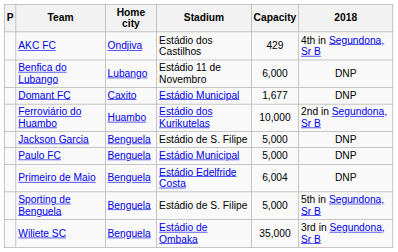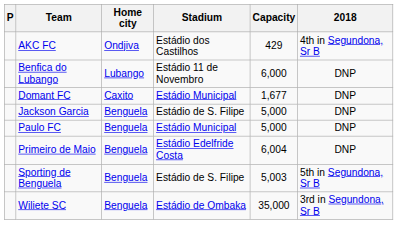- row: (50, 117)
(275, 205) 5,000 -> (274, 178) 5,003
